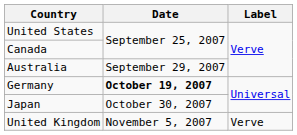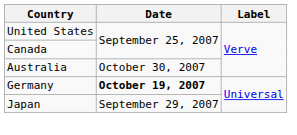(165, 67) September 29, 2007 -> (152, 67) October 30, 2007
(159, 103) October 30, 2007 -> (159, 103) September 29, 2007
- row: (54, 121)
